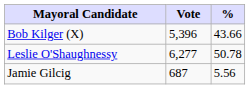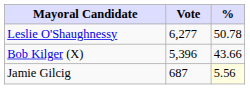rows swapped: (62, 53) <-> (45, 34)
(225, 73) no background -> (225, 73) lightyellow background
